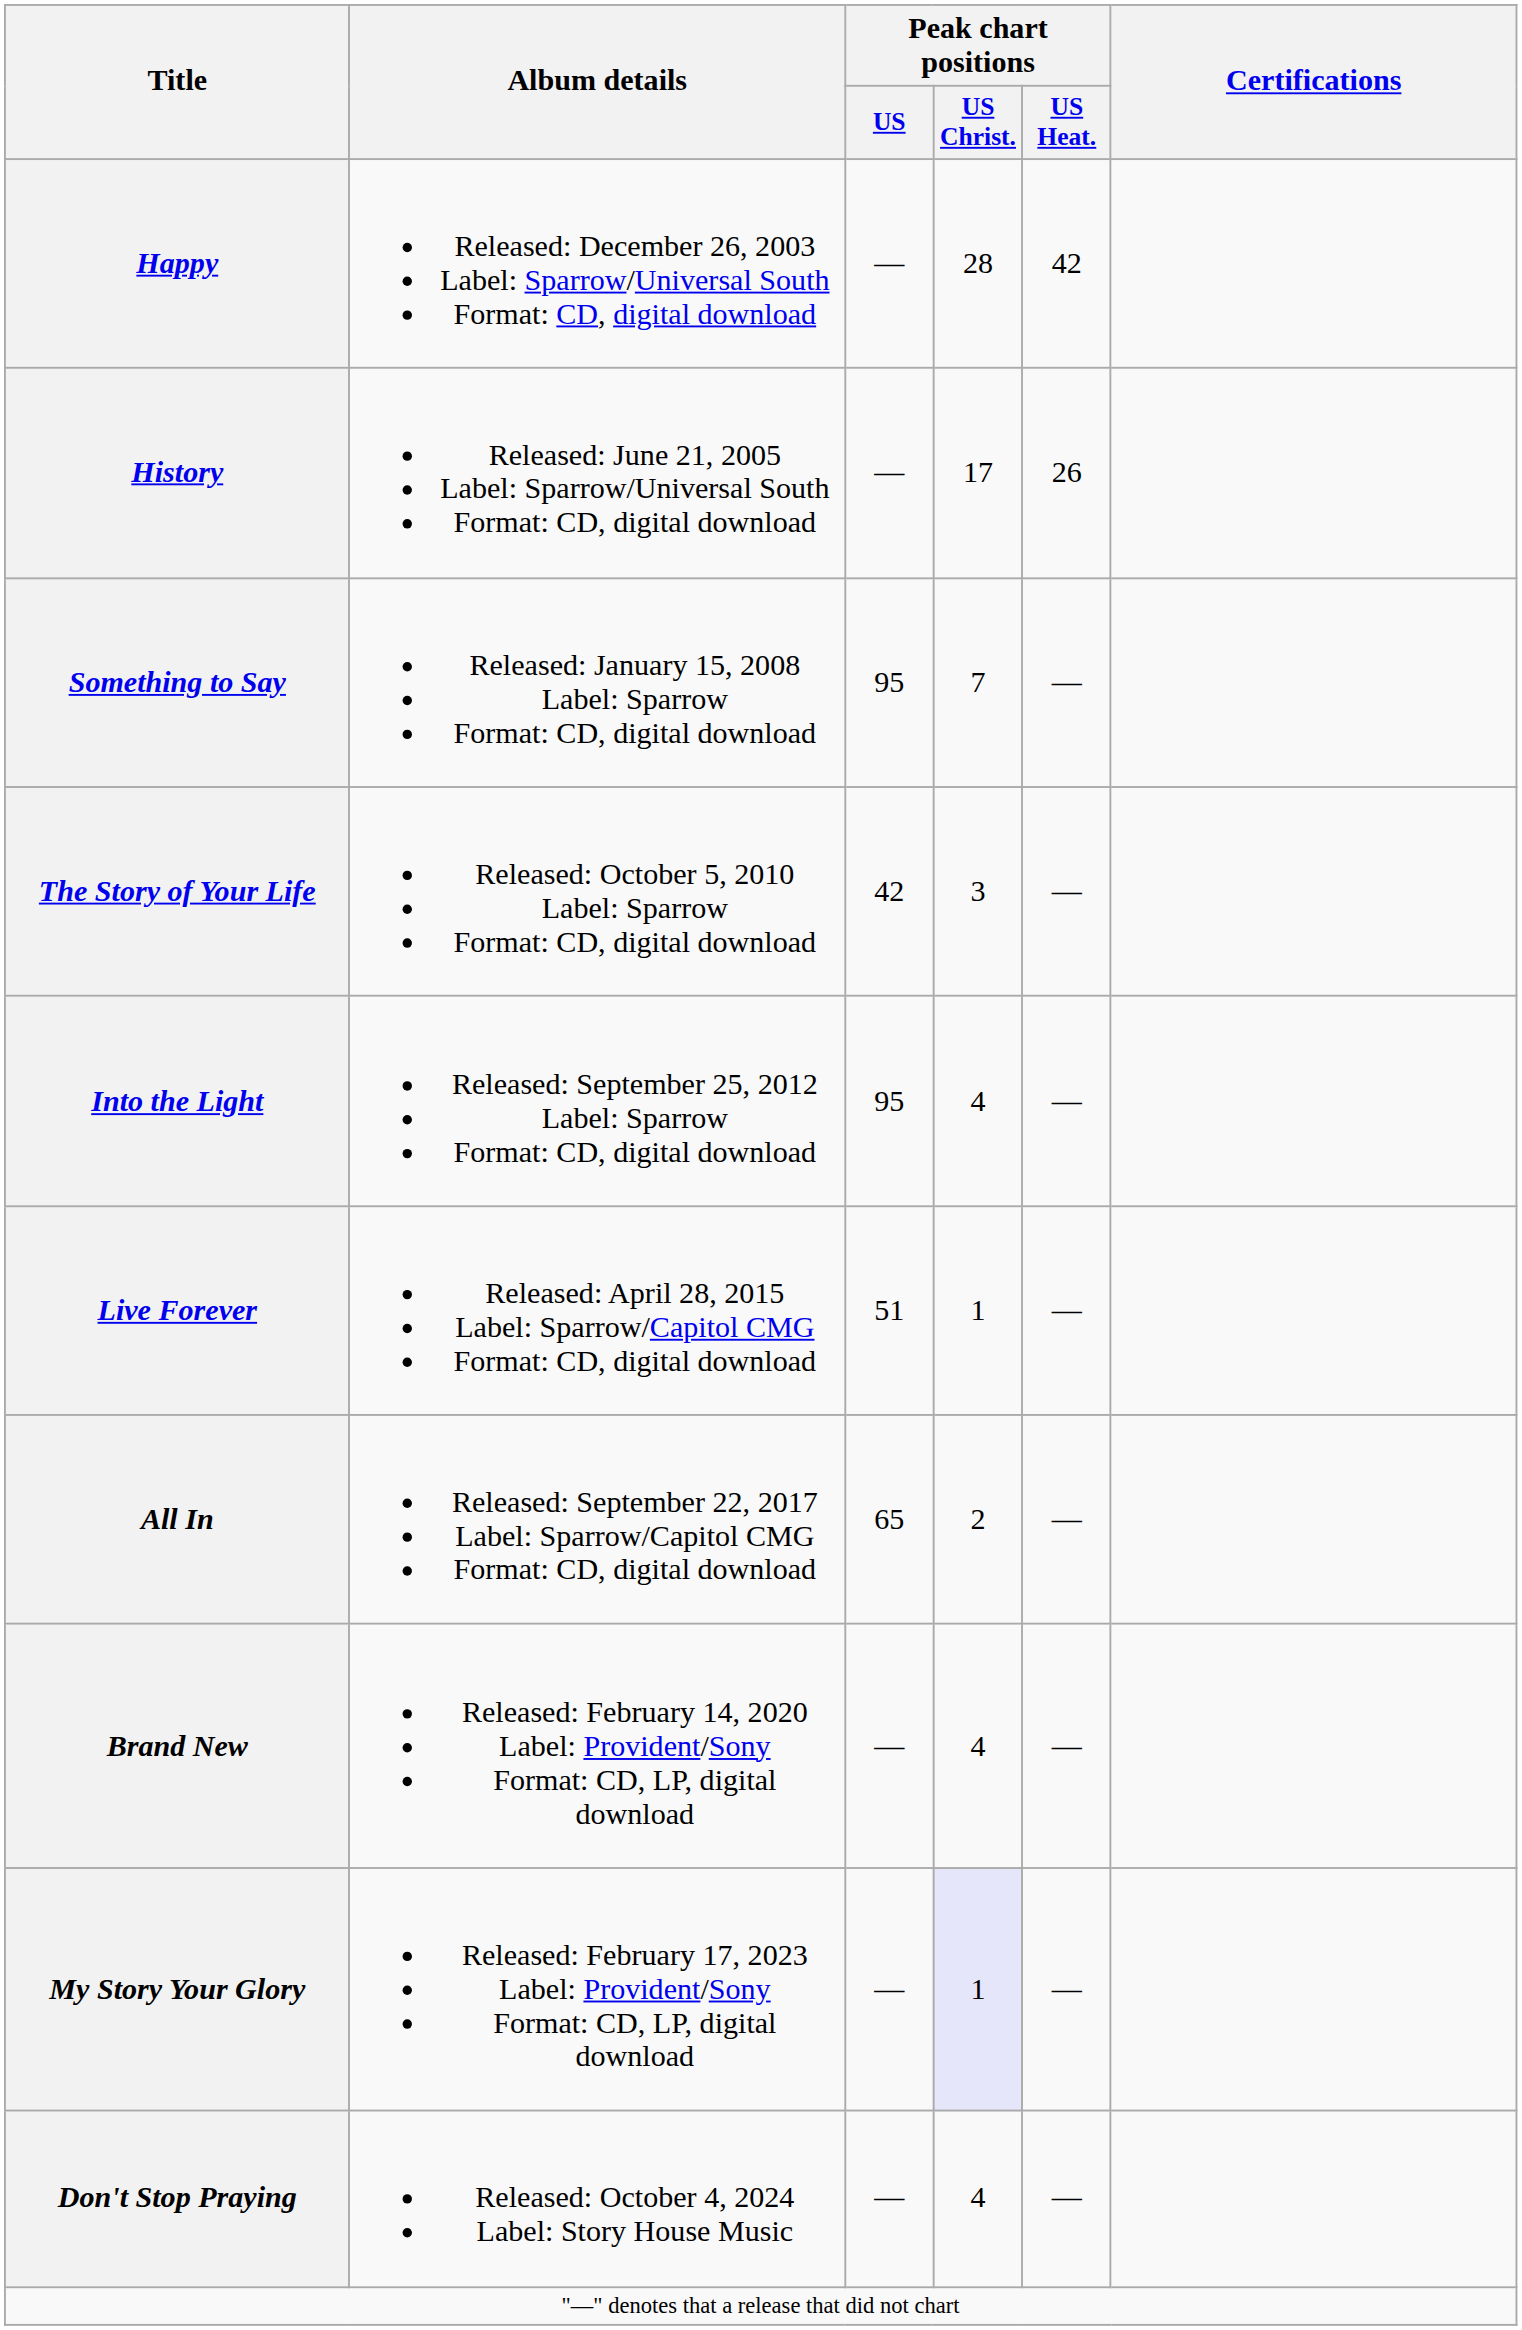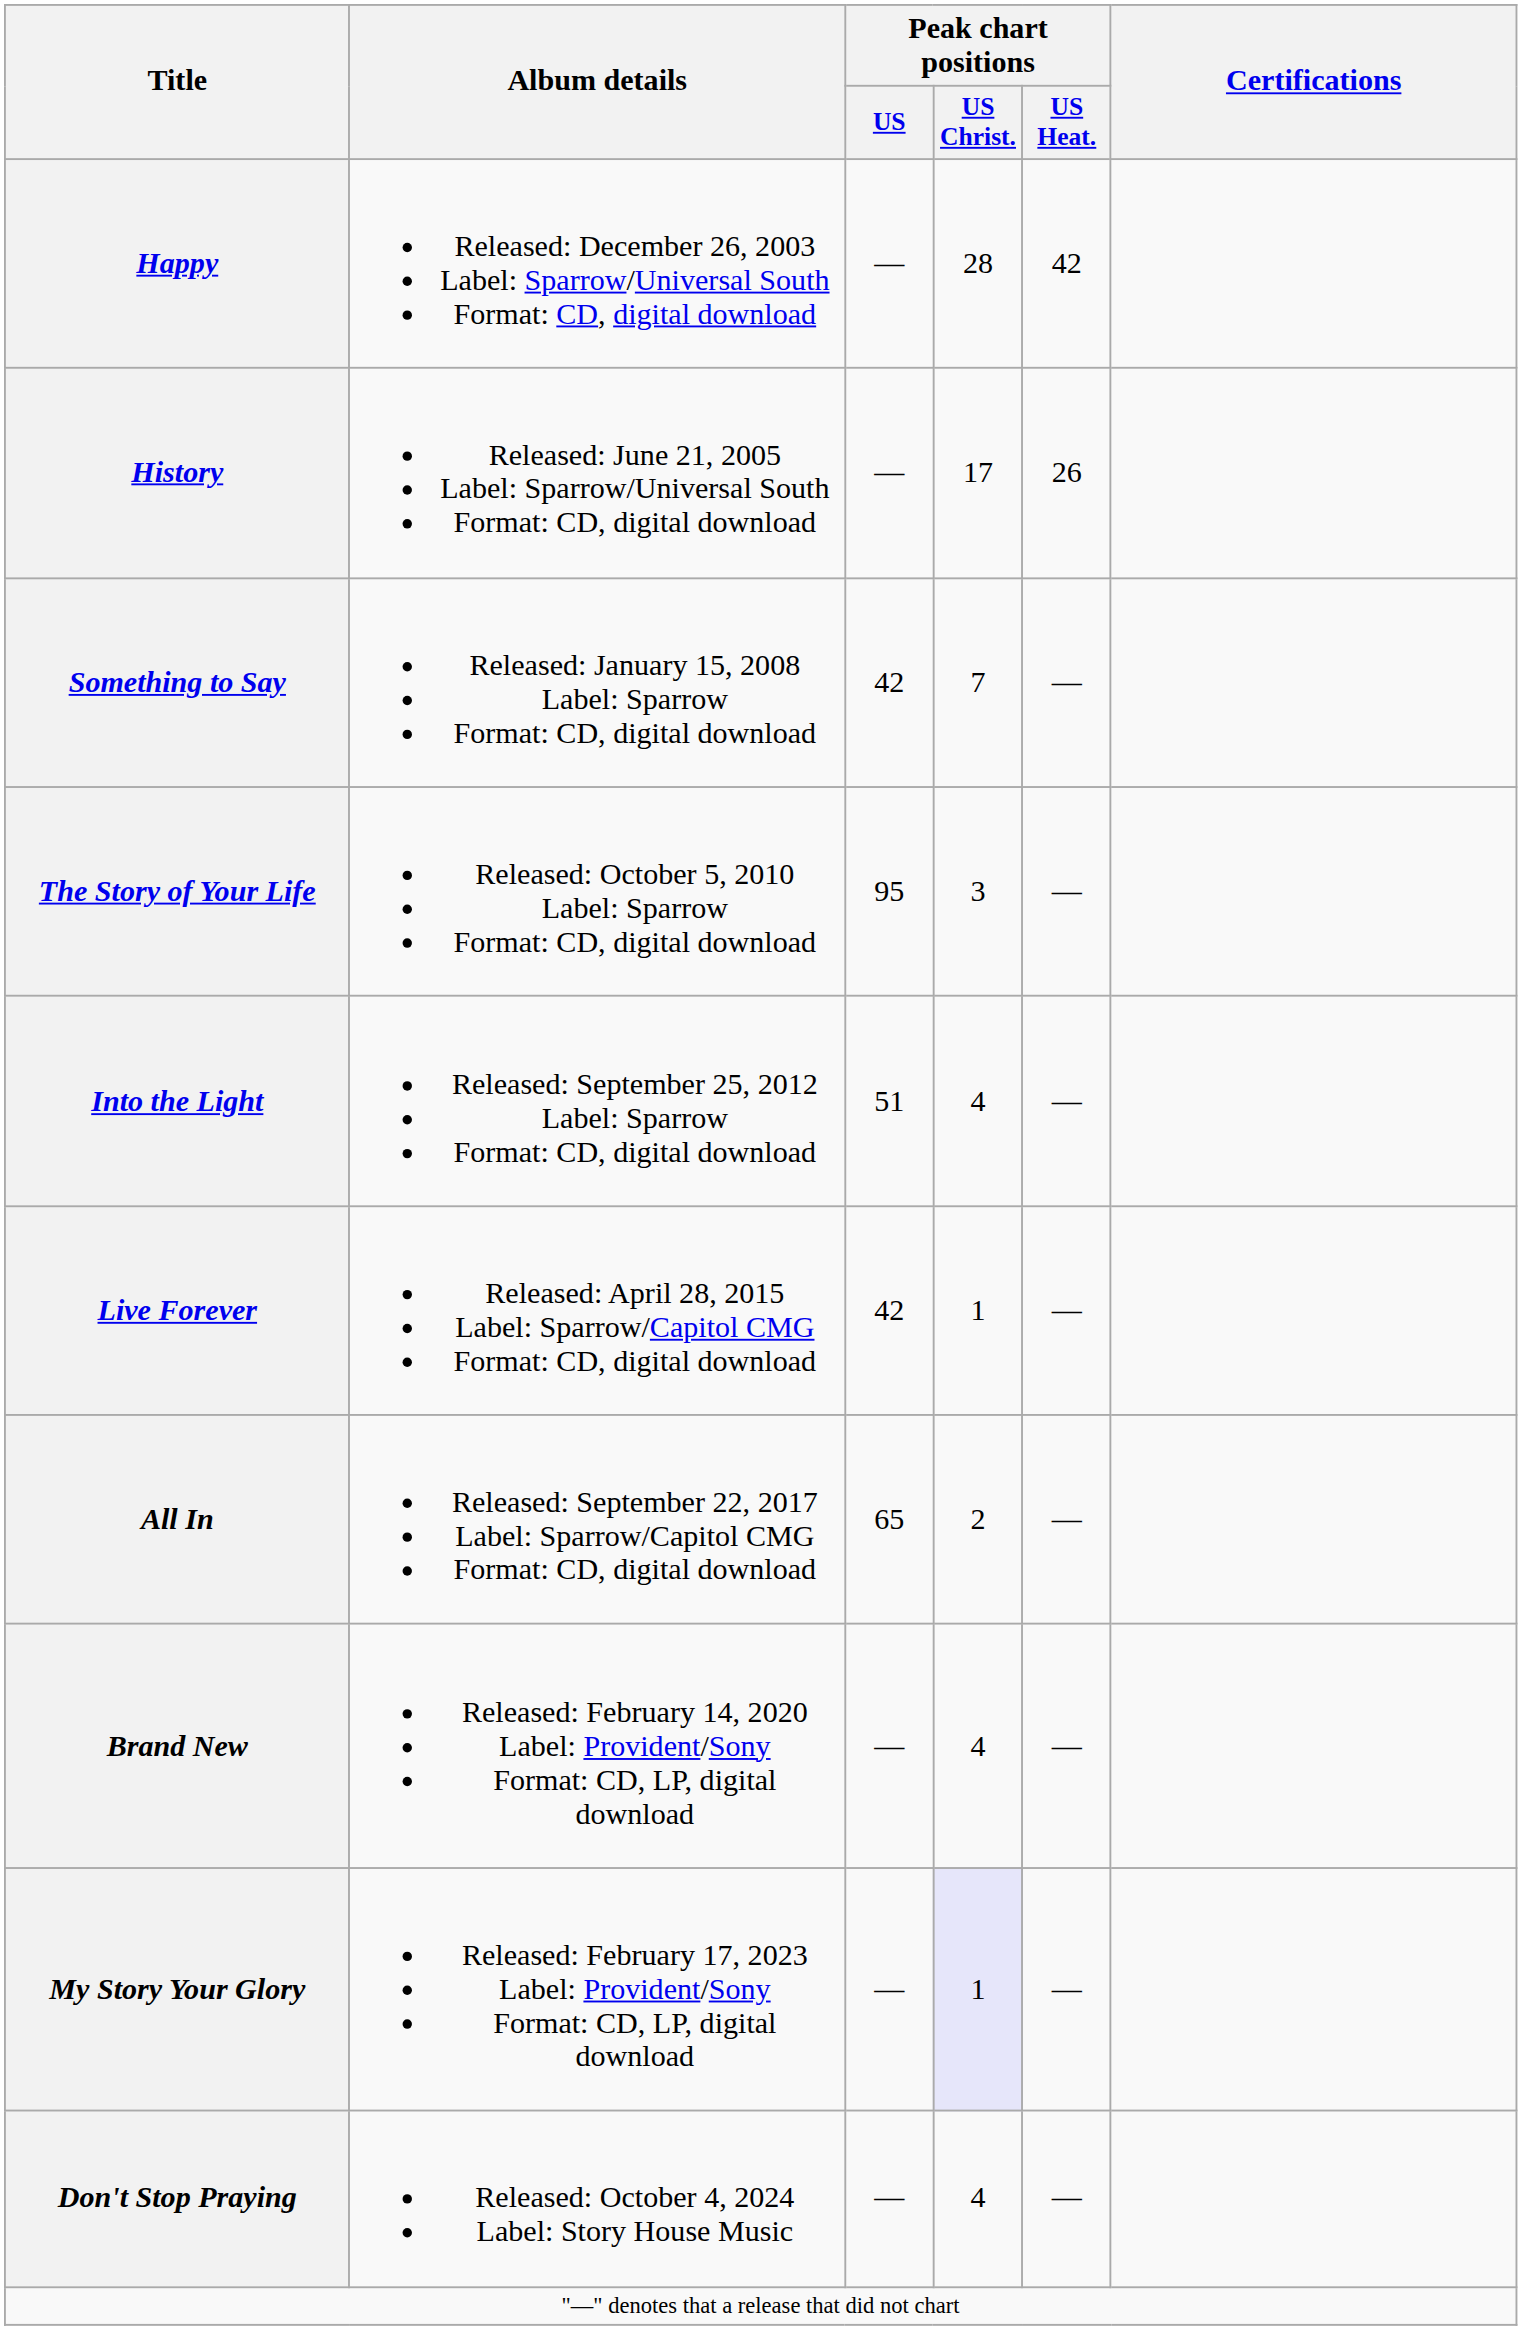(889, 681) 95 -> (889, 681) 42
(889, 891) 42 -> (889, 891) 95
(889, 1100) 95 -> (889, 1100) 51
(889, 1309) 51 -> (889, 1309) 42
